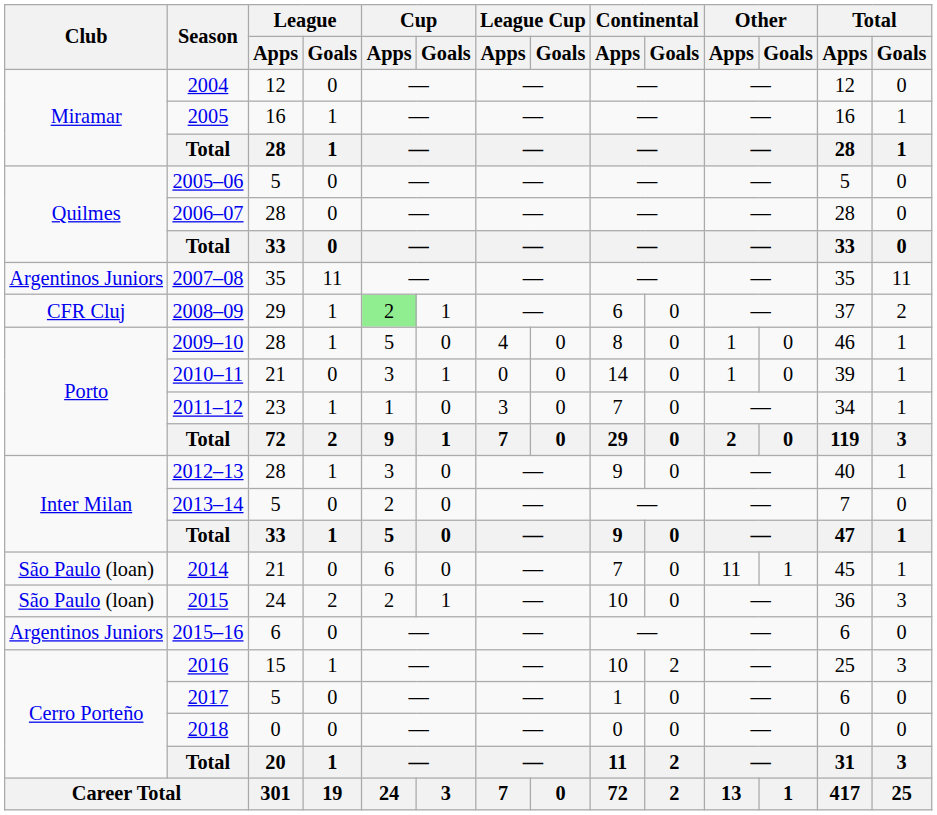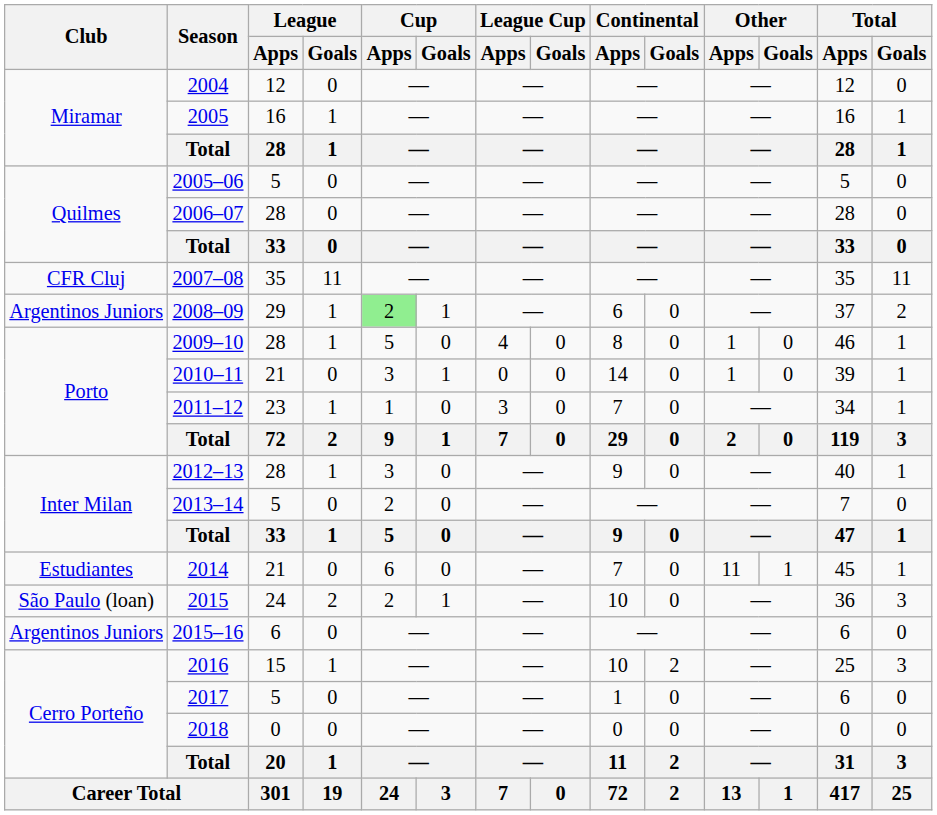(86, 278) Argentinos Juniors -> (86, 278) CFR Cluj
(86, 310) CFR Cluj -> (86, 310) Argentinos Juniors
(86, 568) São Paulo (loan) -> (86, 568) Estudiantes
